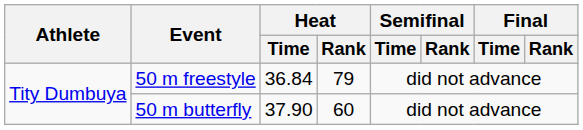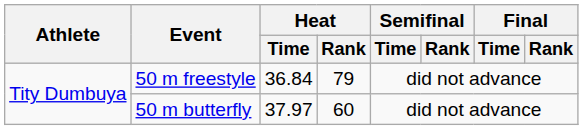(289, 109) 37.90 -> (289, 109) 37.97
